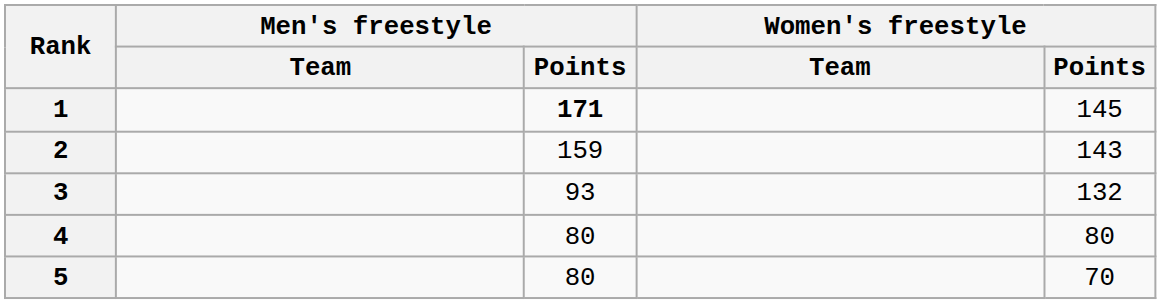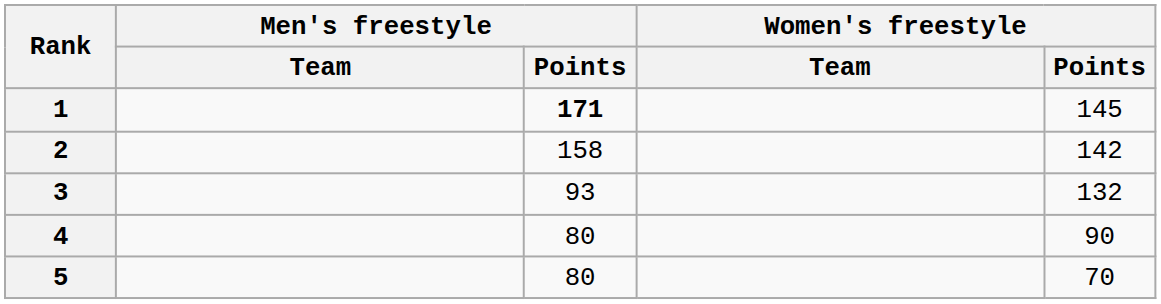(580, 152) 159 -> (580, 152) 158
(1100, 152) 143 -> (1100, 152) 142
(1100, 236) 80 -> (1100, 236) 90
